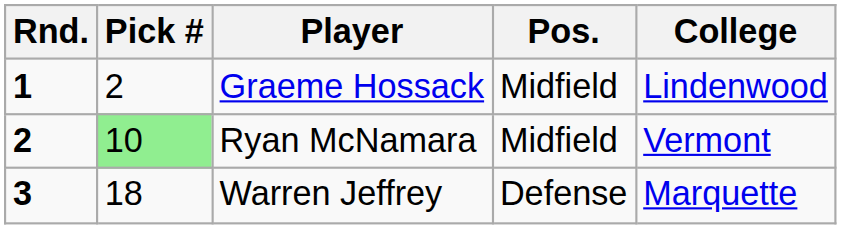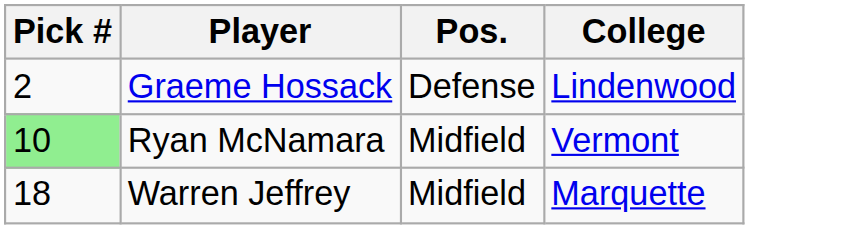- column: (51, 31)
(559, 85) Midfield -> (472, 85) Defense
(564, 194) Defense -> (467, 194) Midfield
